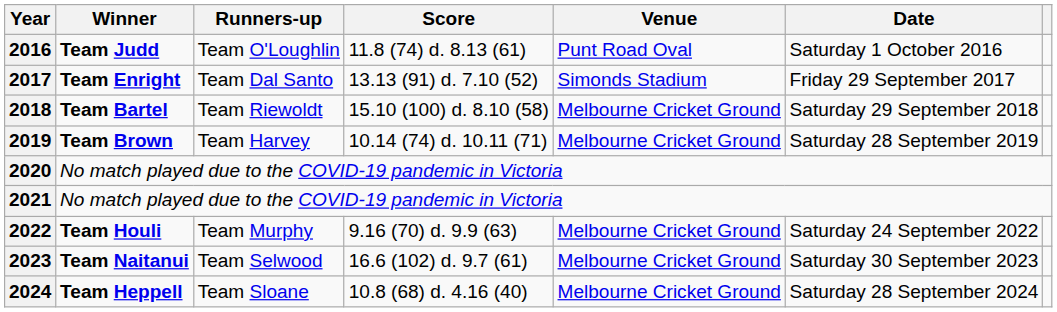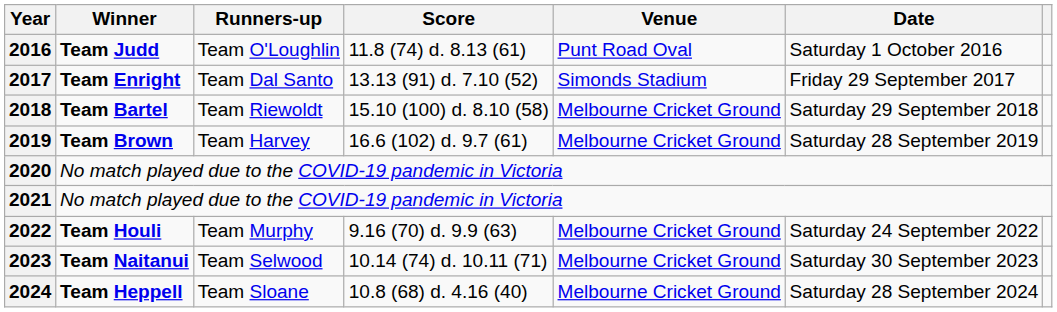(448, 140) 10.14 (74) d. 10.11 (71) -> (438, 140) 16.6 (102) d. 9.7 (61)
(438, 261) 16.6 (102) d. 9.7 (61) -> (448, 261) 10.14 (74) d. 10.11 (71)
